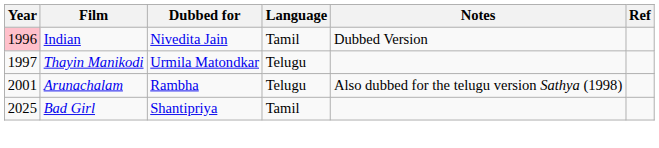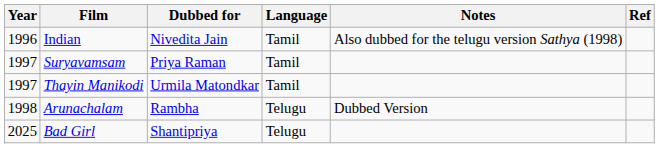(22, 39) pink background -> (22, 39) no background
(381, 39) Dubbed Version -> (478, 39) Also dubbed for the telugu version Sathya (1998)
+ row: (84, 62)
(286, 62) Telugu -> (283, 85) Tamil
(22, 85) 2001 -> (22, 108) 1998
(478, 85) Also dubbed for the telugu version Sathya (1998) -> (381, 108) Dubbed Version
(283, 108) Tamil -> (286, 131) Telugu
